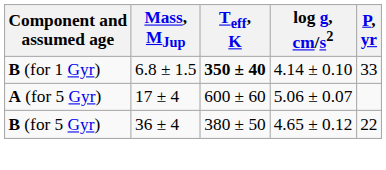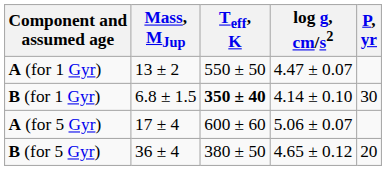+ row: (55, 69)
(369, 69) 33 -> (369, 97) 30
(369, 124) 22 -> (369, 151) 20
